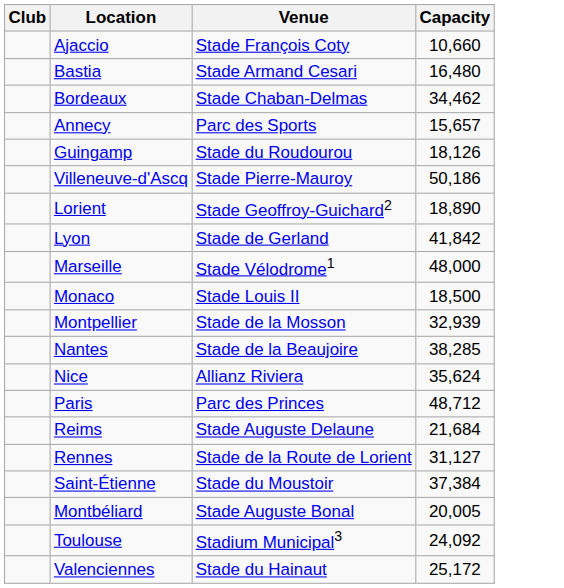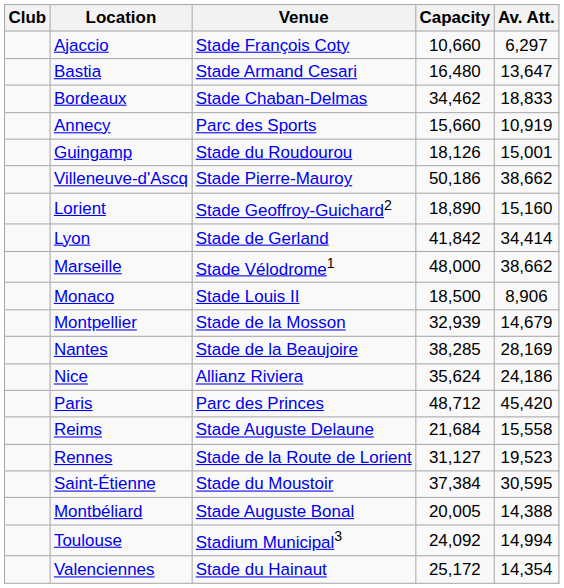+ column: (526, 17)
(455, 125) 15,657 -> (455, 125) 15,660
